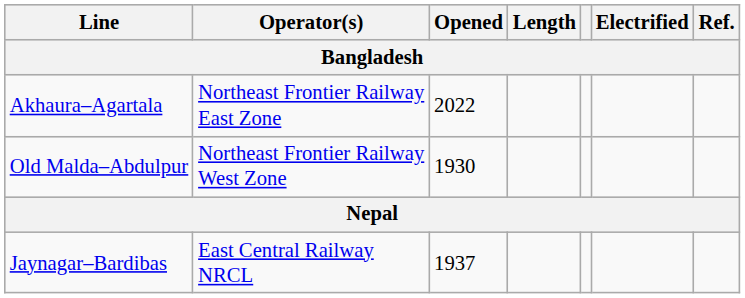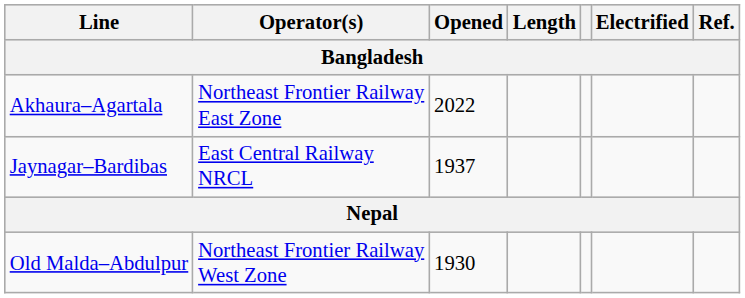rows swapped: (99, 166) <-> (88, 262)
